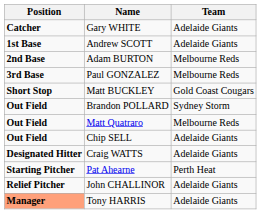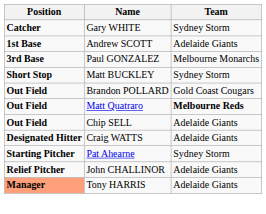(205, 28) Adelaide Giants -> (202, 28) Sydney Storm
- row: (120, 59)
(206, 75) Melbourne Reds -> (216, 59) Melbourne Monarchs
(214, 91) Gold Coast Cougars -> (202, 75) Sydney Storm
(202, 106) Sydney Storm -> (214, 91) Gold Coast Cougars
(206, 122) normal -> (208, 106) bold
(194, 169) Perth Heat -> (202, 153) Sydney Storm
